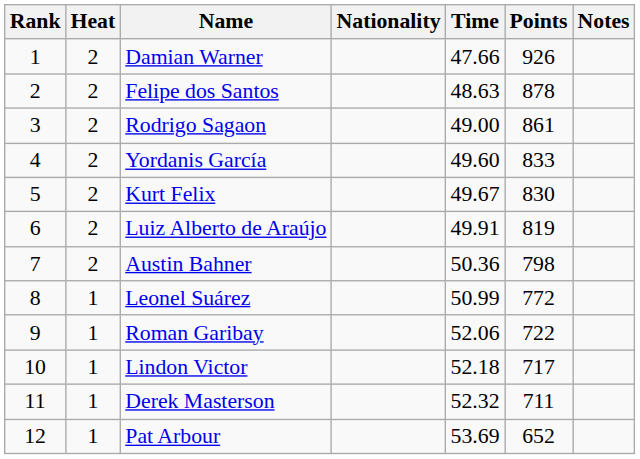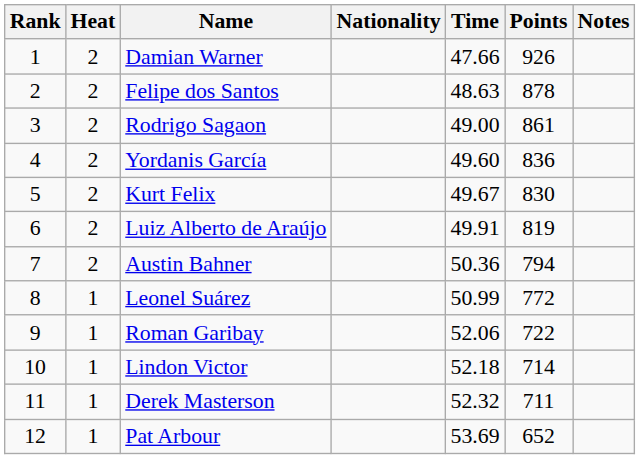(539, 159) 833 -> (539, 159) 836
(539, 263) 798 -> (539, 263) 794
(539, 366) 717 -> (539, 366) 714
